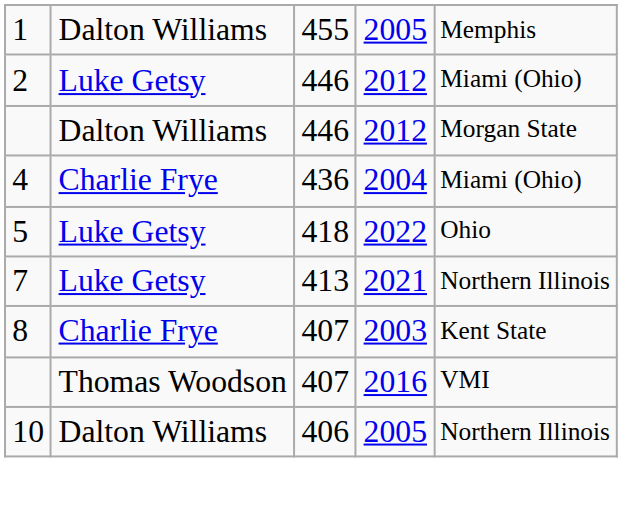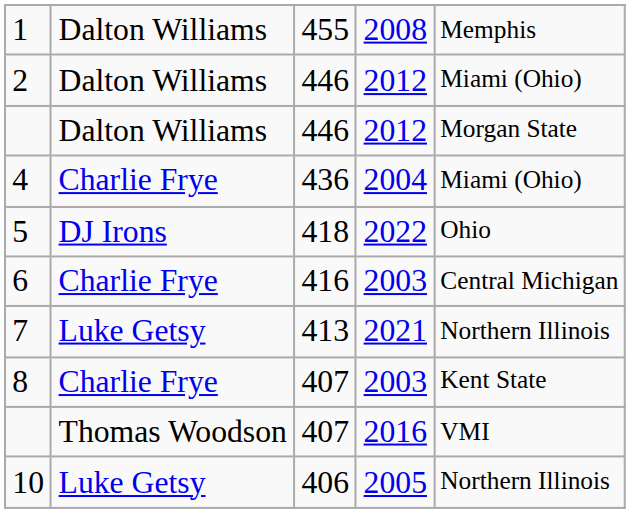(395, 29) 2005 -> (395, 29) 2008
(132, 79) Luke Getsy -> (163, 79) Dalton Williams
(132, 230) Luke Getsy -> (113, 230) DJ Irons
+ row: (20, 280)
(163, 431) Dalton Williams -> (132, 481) Luke Getsy
